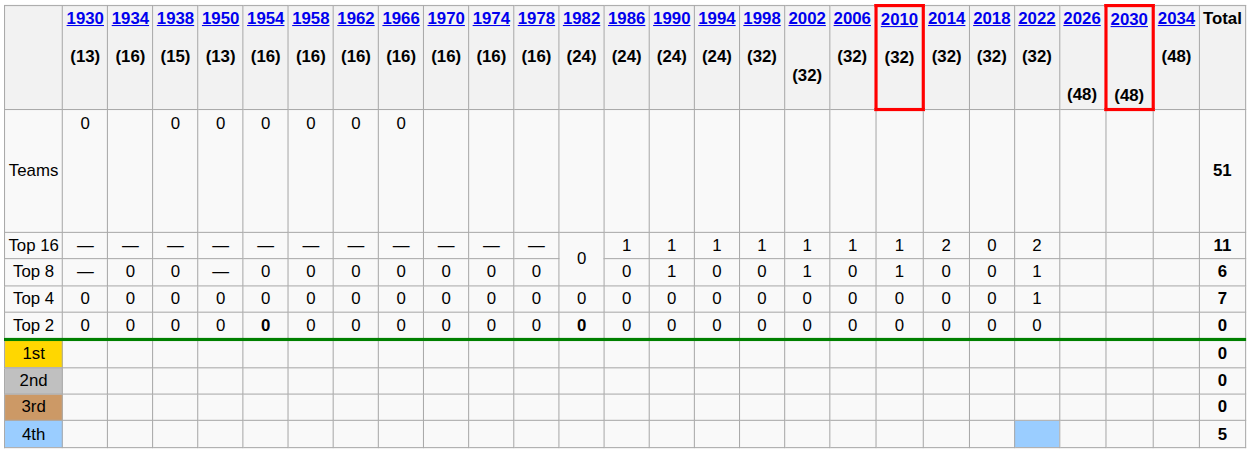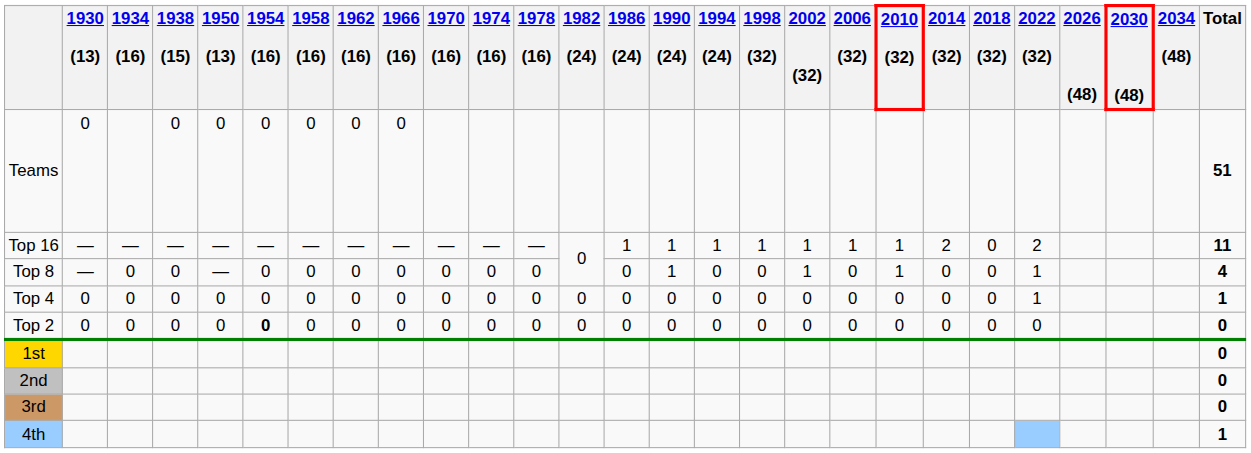(1222, 272) 6 -> (1222, 272) 4
(1222, 298) 7 -> (1222, 298) 1
(582, 325) bold -> (582, 325) normal
(1222, 434) 5 -> (1222, 434) 1
